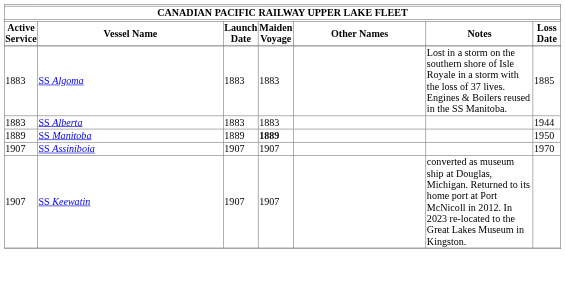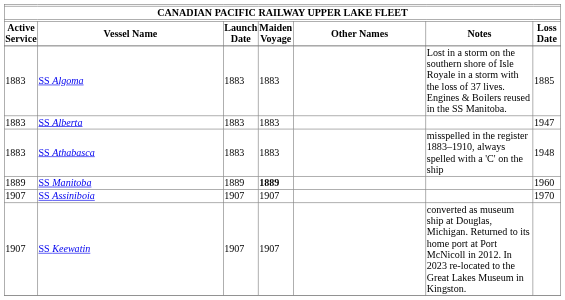(544, 122) 1944 -> (544, 122) 1947
+ row: (67, 152)
(544, 135) 1950 -> (544, 183) 1960
